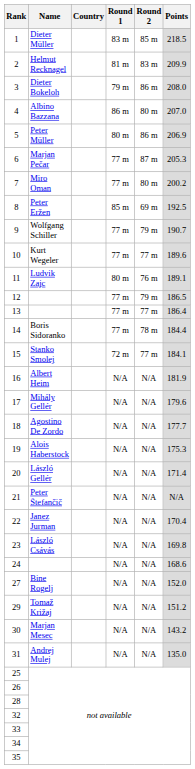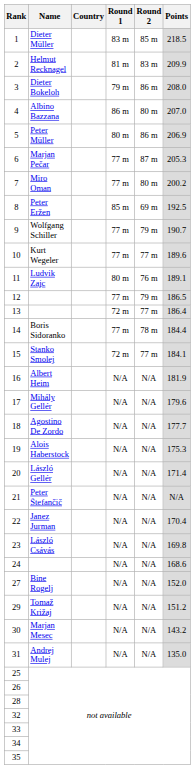(120, 311) 77 m -> (120, 311) 72 m
